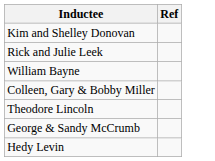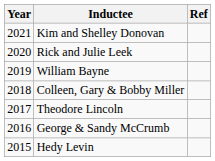+ column: (19, 14)
